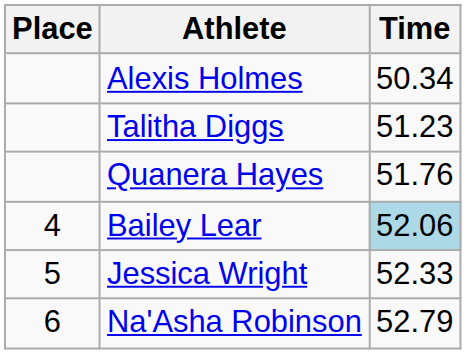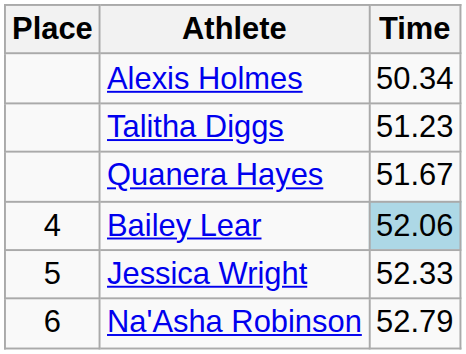(415, 175) 51.76 -> (415, 175) 51.67
